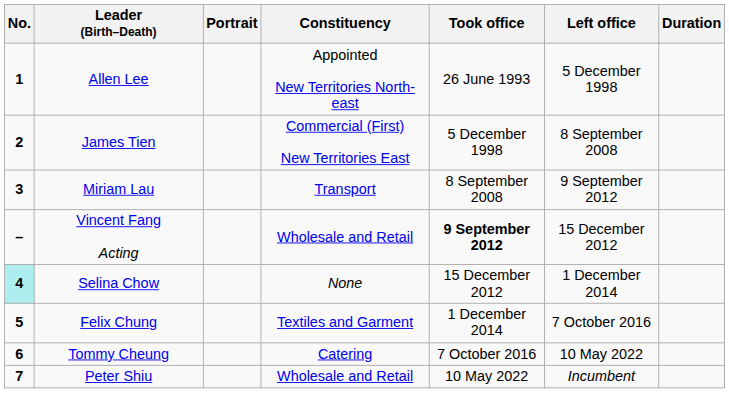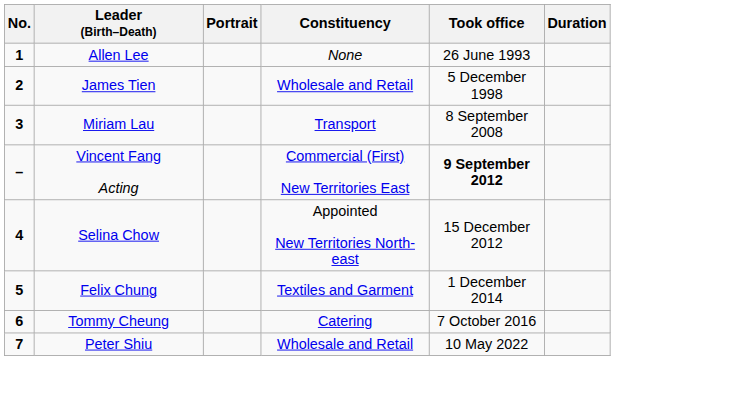- column: (601, 24)
(345, 79) Appointed New Territories North-east -> (345, 54) None
(345, 142) Commercial (First) New Territories East -> (345, 85) Wholesale and Retail
(345, 236) Wholesale and Retail -> (345, 172) Commercial (First) New Territories East
(19, 284) paleturquoise background -> (19, 235) no background
(345, 284) None -> (345, 235) Appointed New Territories North-east
